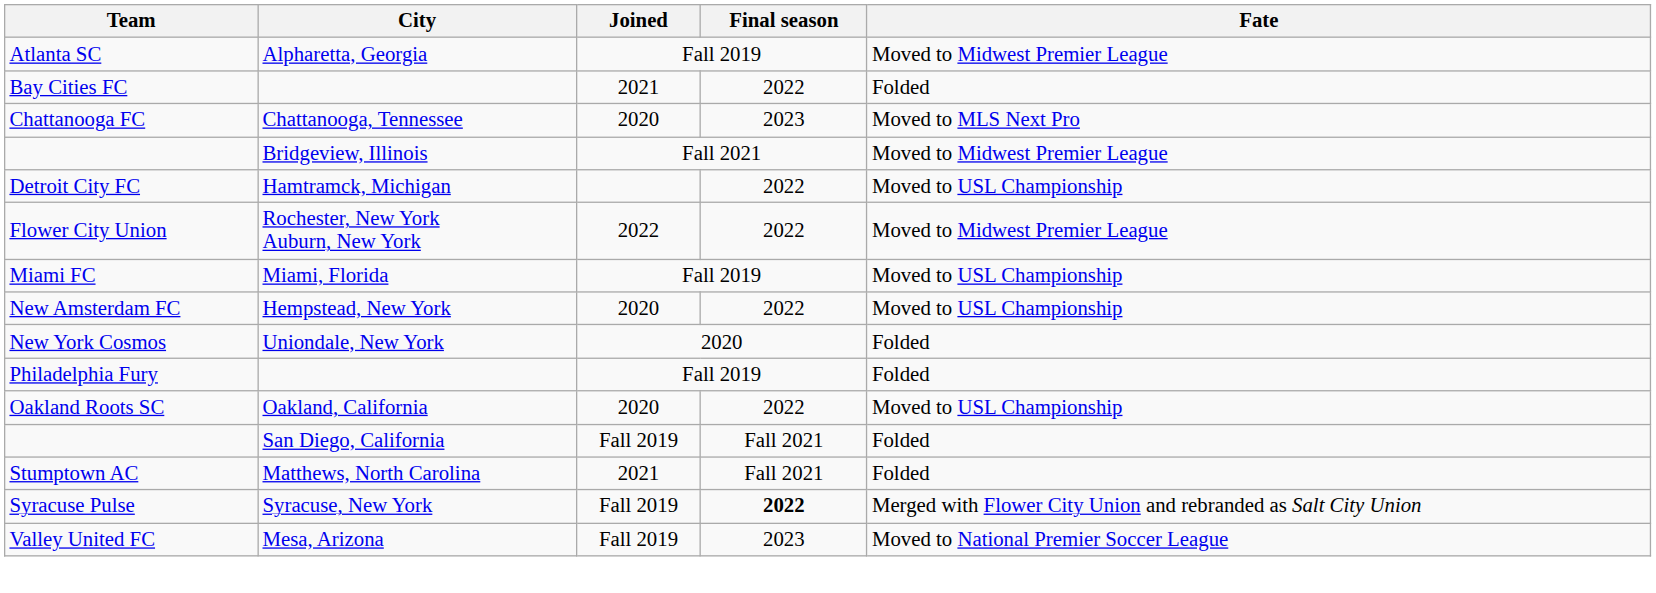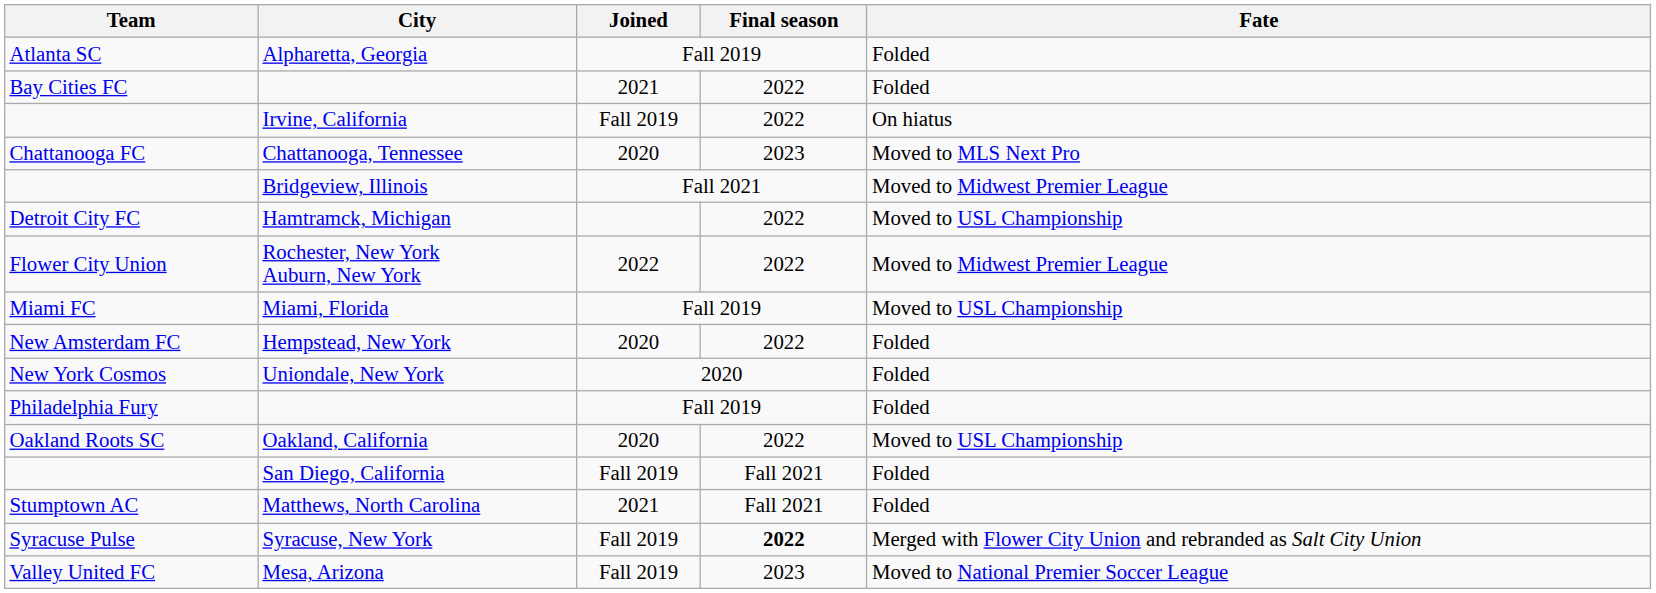(1020, 53) Moved to Midwest Premier League -> (901, 53) Folded
+ row: (131, 120)
(997, 308) Moved to USL Championship -> (901, 341) Folded
